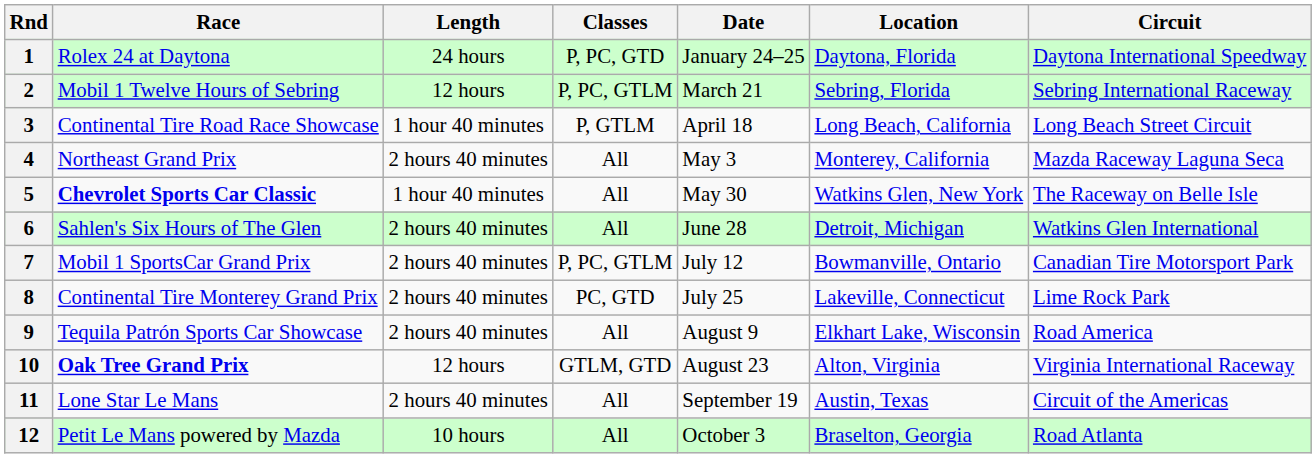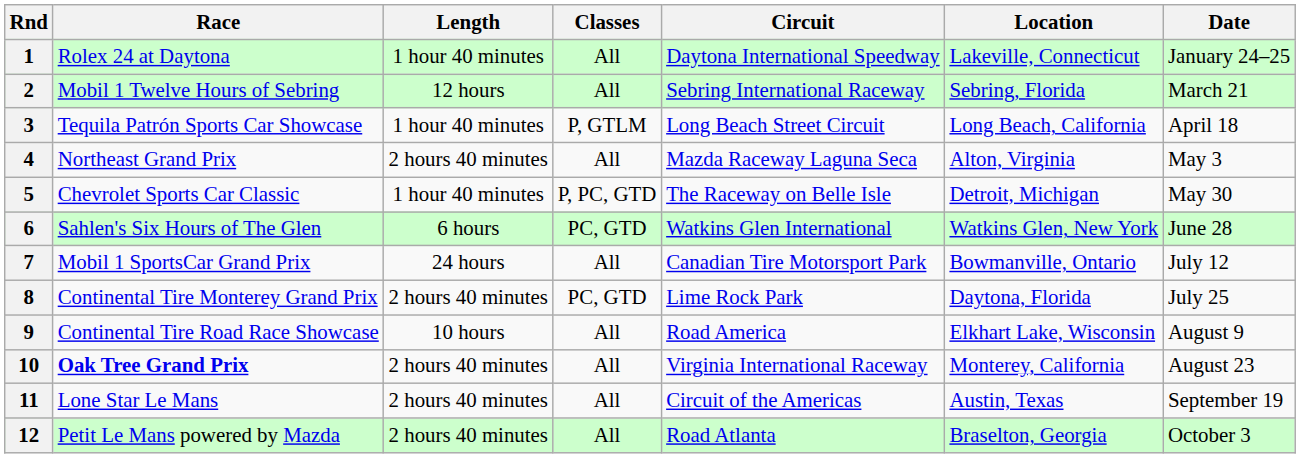columns swapped: (1170, 22) <-> (743, 22)
(468, 56) 24 hours -> (468, 56) 1 hour 40 minutes
(615, 56) P, PC, GTD -> (607, 56) All
(885, 56) Daytona, Florida -> (1044, 56) Lakeville, Connecticut
(615, 90) P, PC, GTLM -> (607, 90) All
(218, 125) Continental Tire Road Race Showcase -> (210, 125) Tequila Patrón Sports Car Showcase
(902, 159) Monterey, California -> (1012, 159) Alton, Virginia
(187, 194) bold -> (179, 194) normal
(615, 194) All -> (607, 194) P, PC, GTD
(919, 194) Watkins Glen, New York -> (1024, 194) Detroit, Michigan
(468, 228) 2 hours 40 minutes -> (468, 228) 6 hours
(615, 228) All -> (607, 228) PC, GTD
(889, 228) Detroit, Michigan -> (1054, 228) Watkins Glen, New York
(468, 263) 2 hours 40 minutes -> (468, 263) 24 hours
(615, 263) P, PC, GTLM -> (607, 263) All
(909, 297) Lakeville, Connecticut -> (1020, 297) Daytona, Florida
(210, 332) Tequila Patrón Sports Car Showcase -> (218, 332) Continental Tire Road Race Showcase
(468, 332) 2 hours 40 minutes -> (468, 332) 10 hours
(468, 366) 12 hours -> (468, 366) 2 hours 40 minutes
(615, 366) GTLM, GTD -> (607, 366) All
(877, 366) Alton, Virginia -> (1037, 366) Monterey, California
(468, 435) 10 hours -> (468, 435) 2 hours 40 minutes
